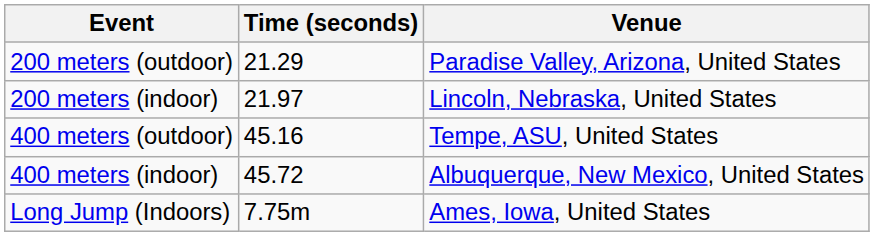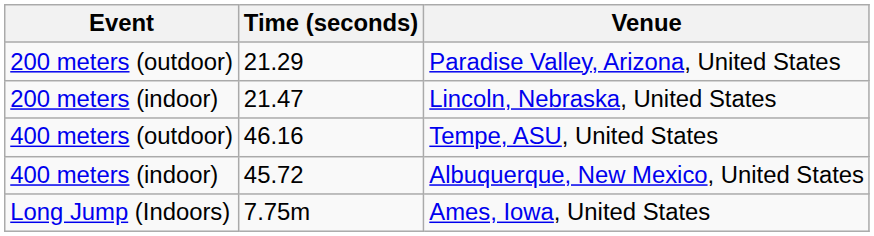(274, 99) 21.97 -> (274, 99) 21.47
(274, 136) 45.16 -> (274, 136) 46.16
